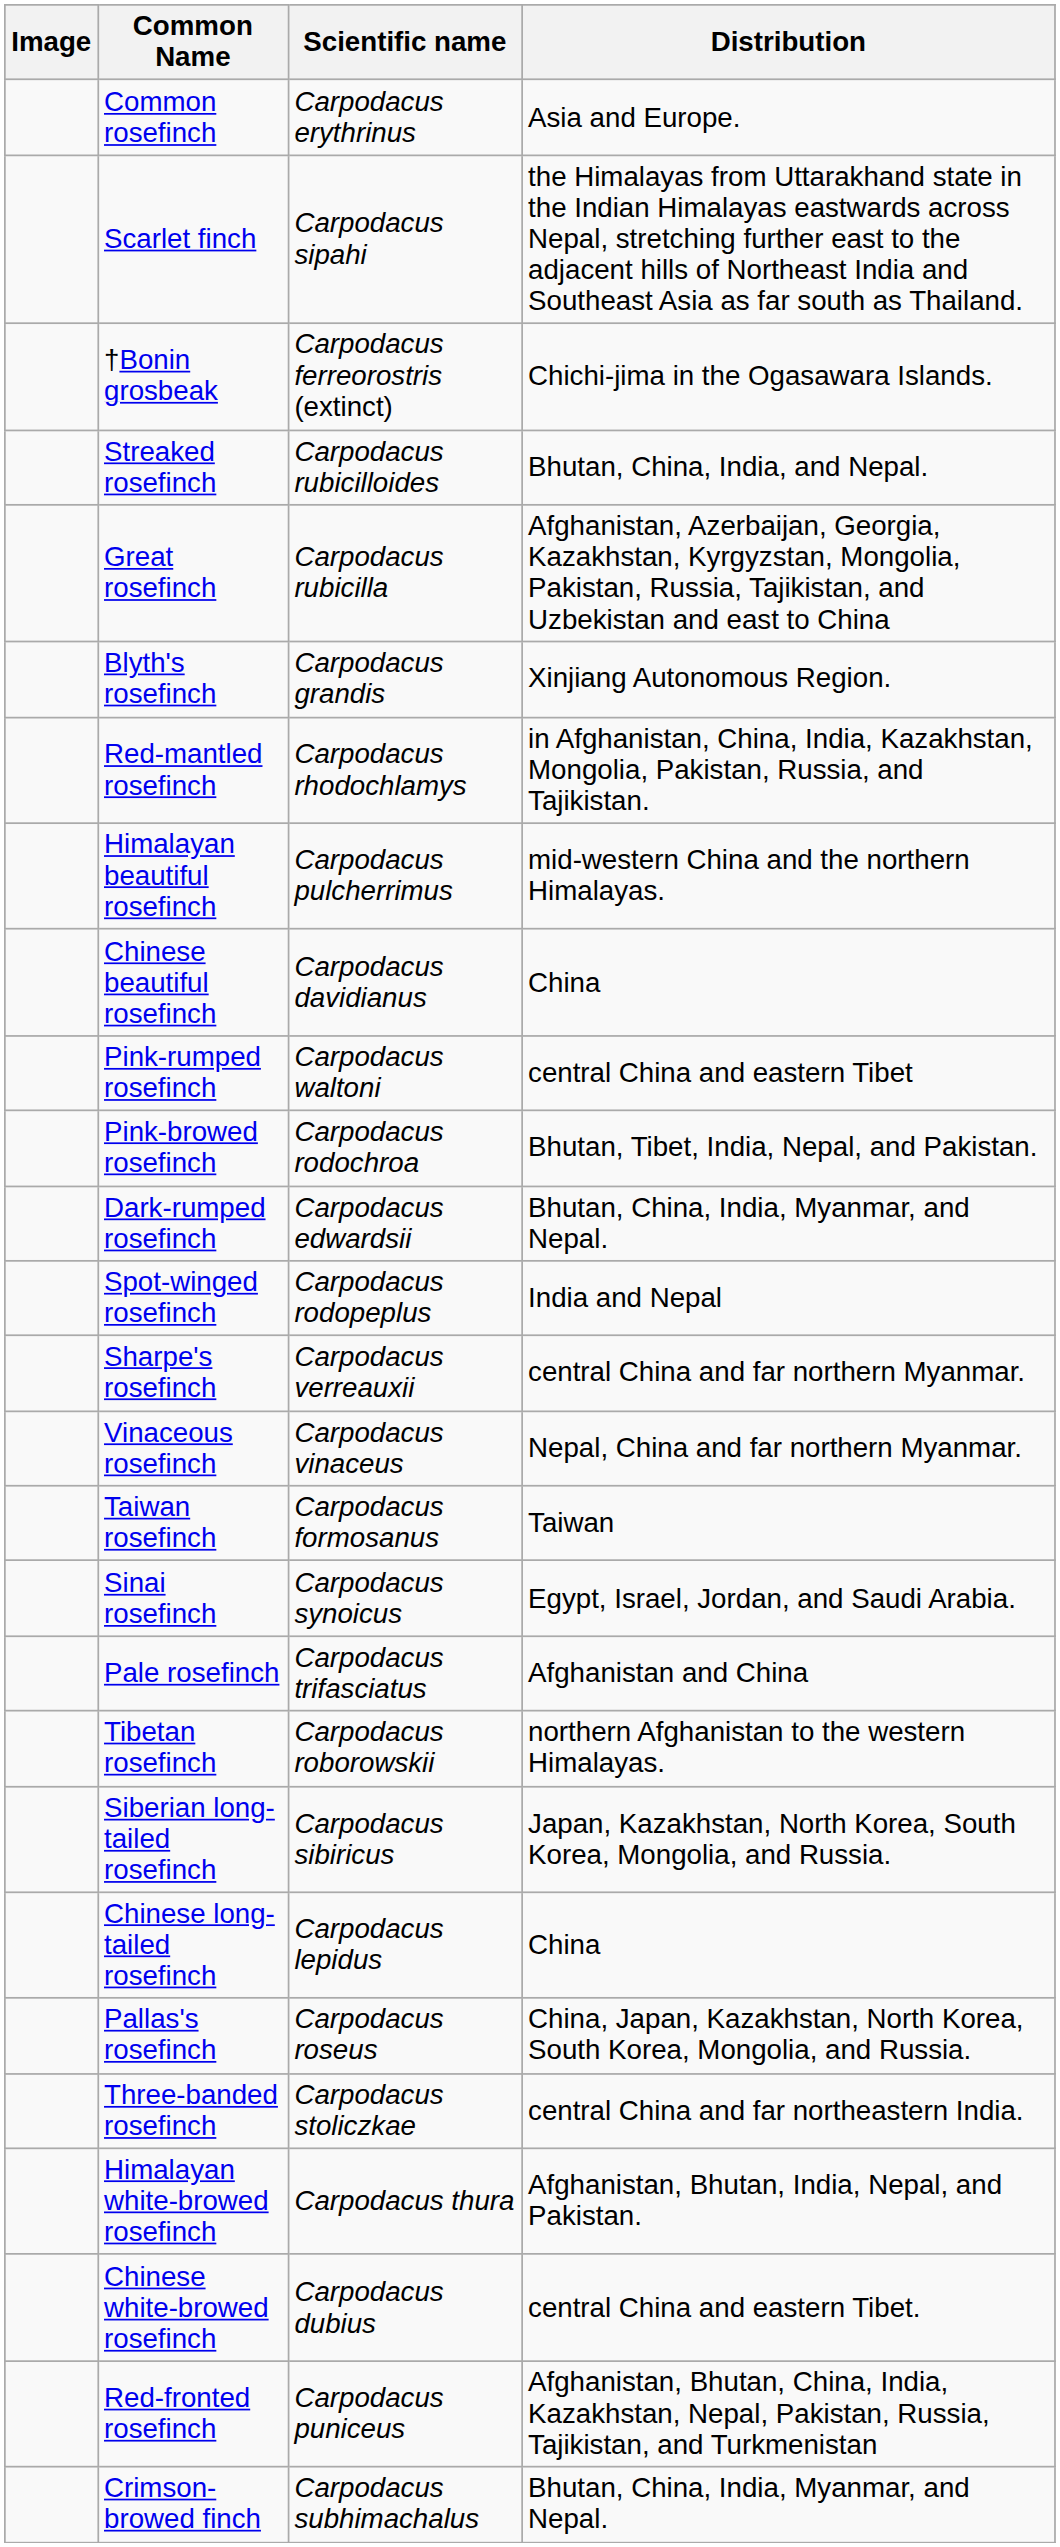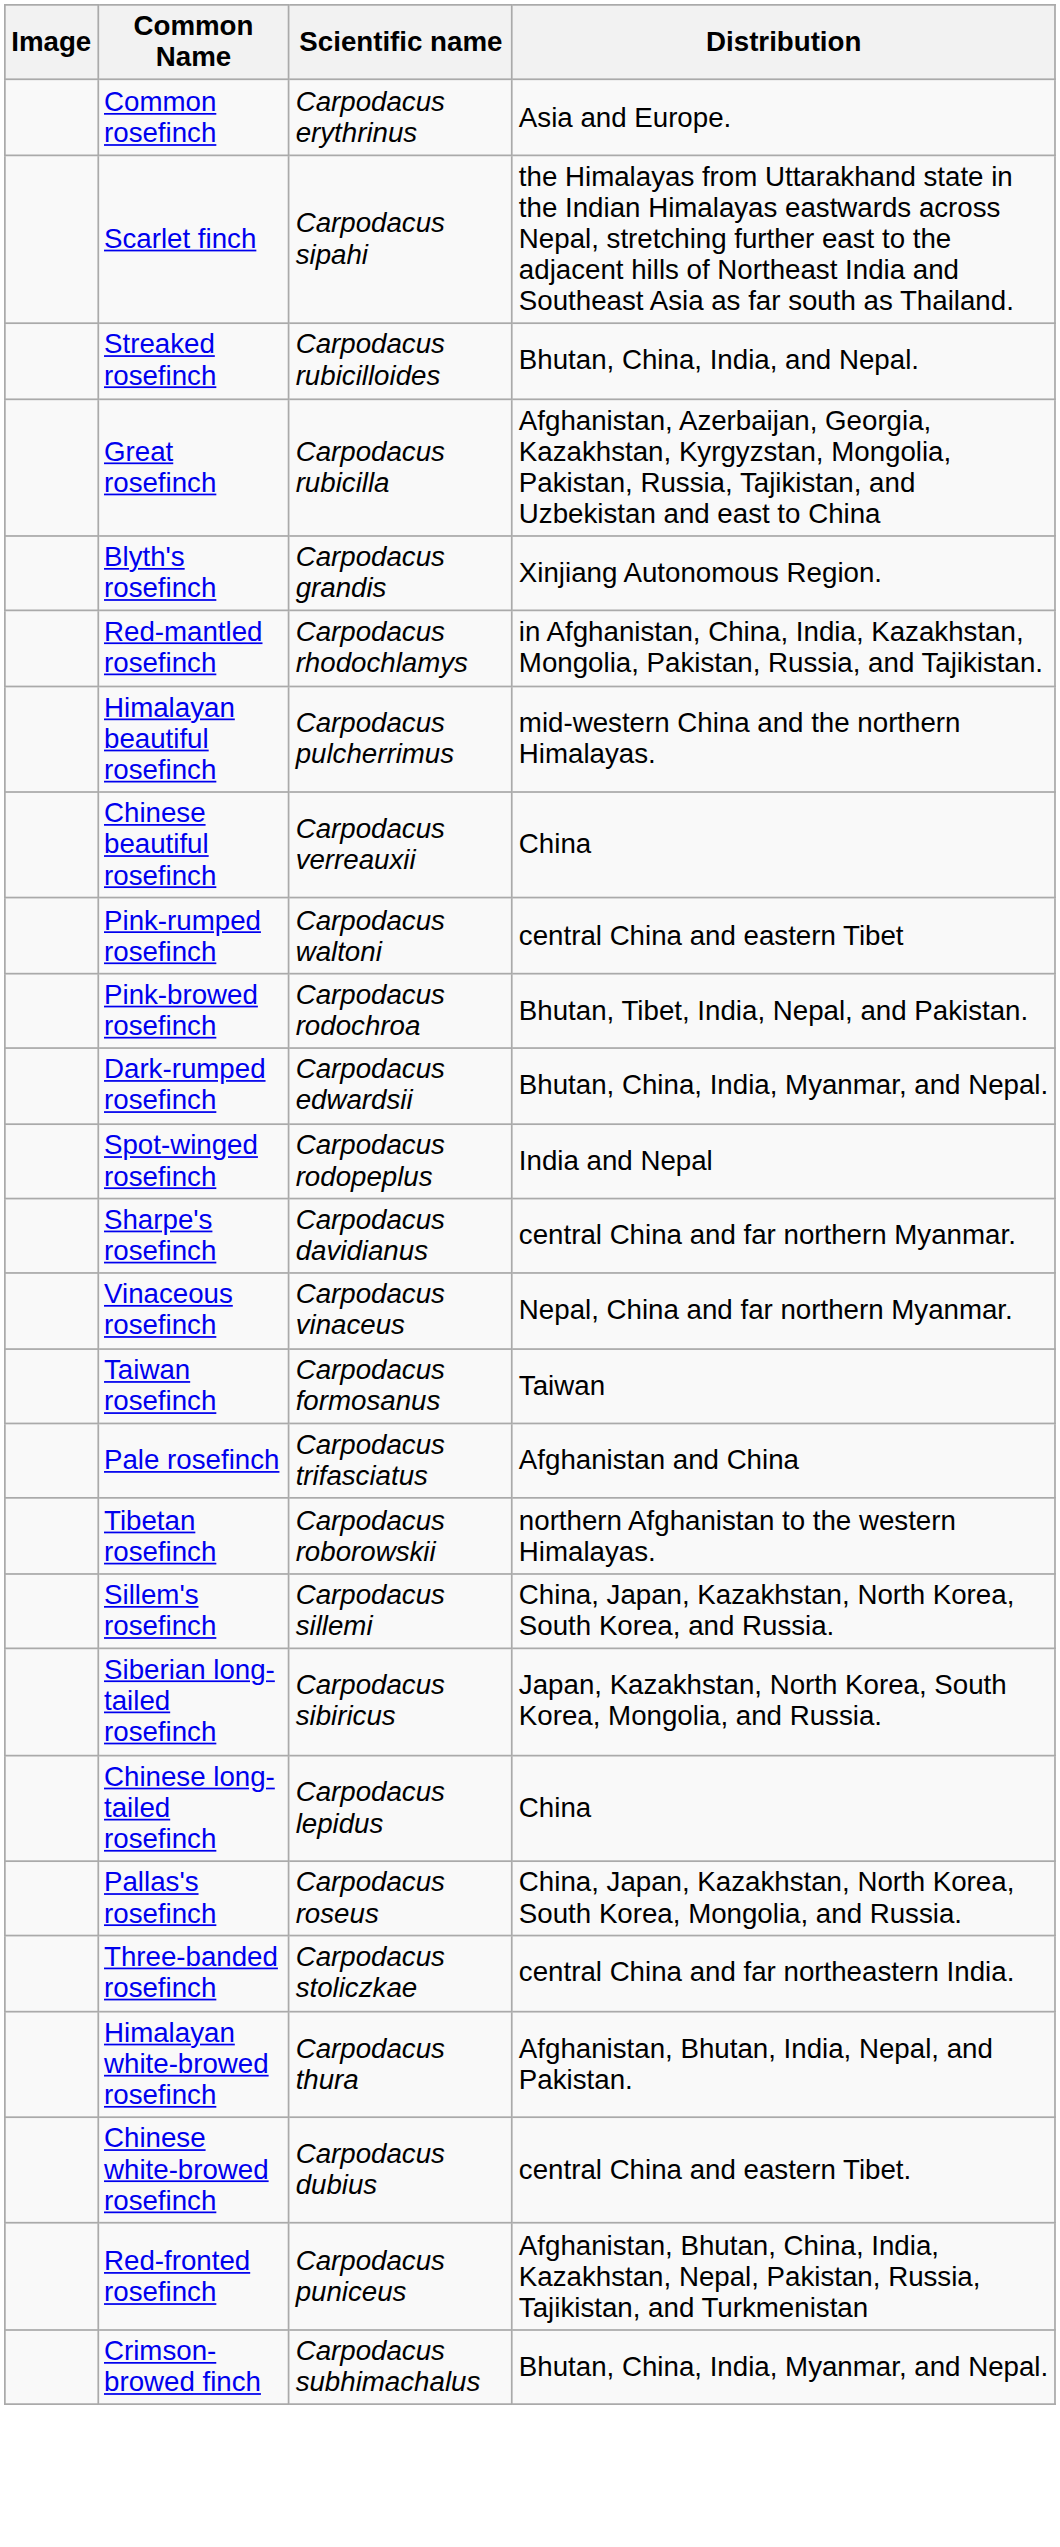- row: (161, 376)
(369, 982) Carpodacus davidianus -> (370, 844) Carpodacus verreauxii
(369, 1372) Carpodacus verreauxii -> (370, 1235) Carpodacus davidianus
- row: (160, 1597)
+ row: (160, 1610)
